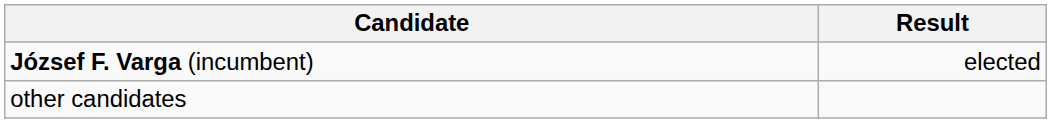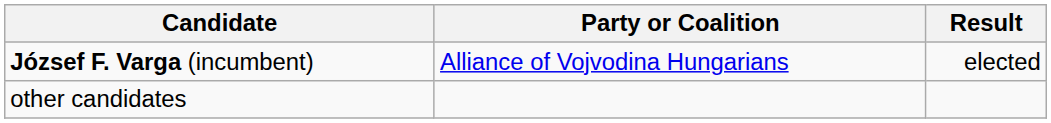+ column: (680, 23)
